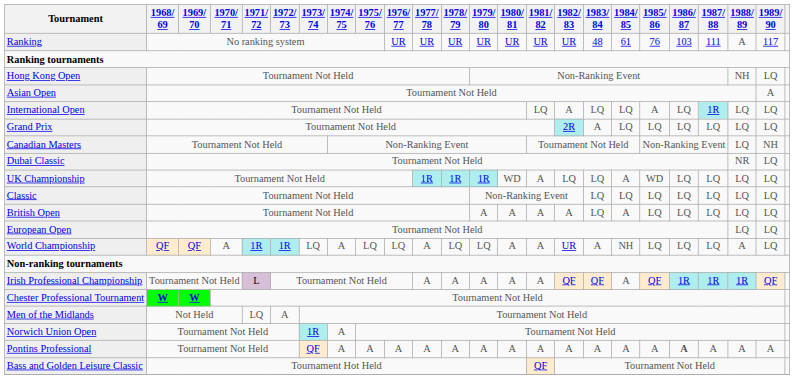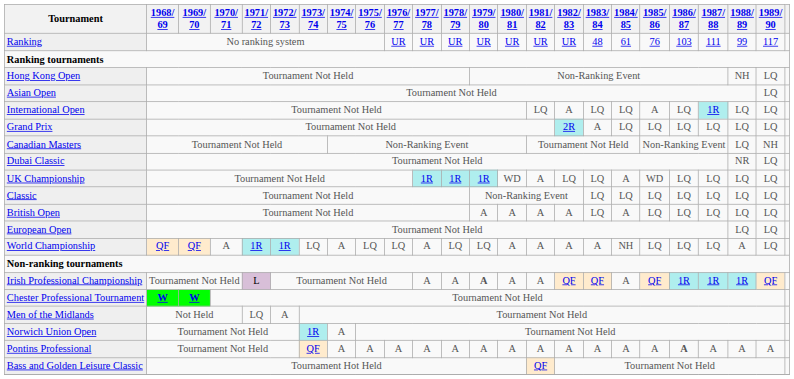(742, 41) A -> (742, 41) 99
(771, 92) A -> (771, 92) LQ
(569, 246) UR -> (569, 246) A
(484, 280) normal -> (484, 280) bold
